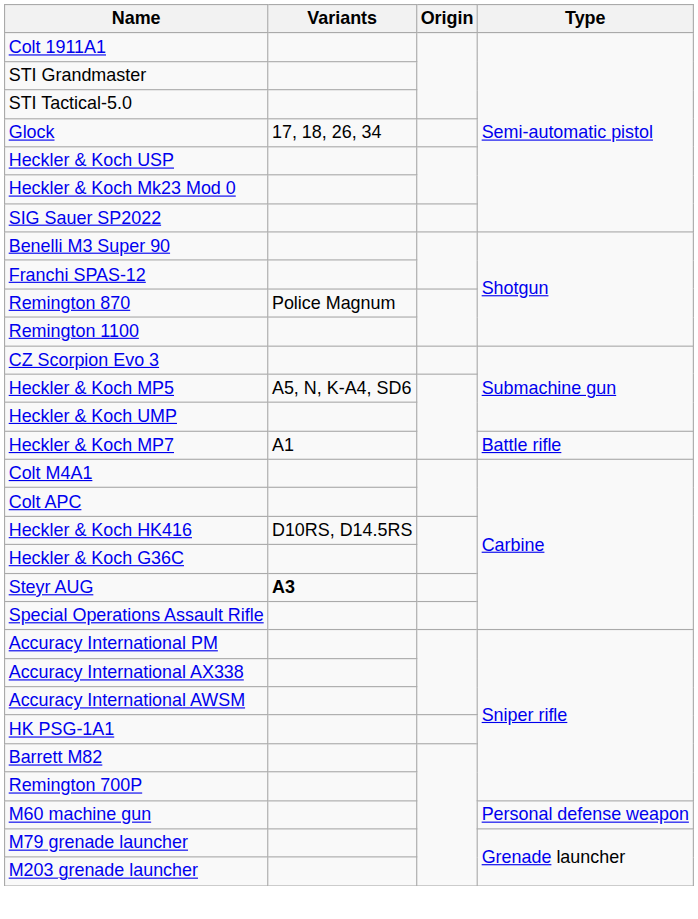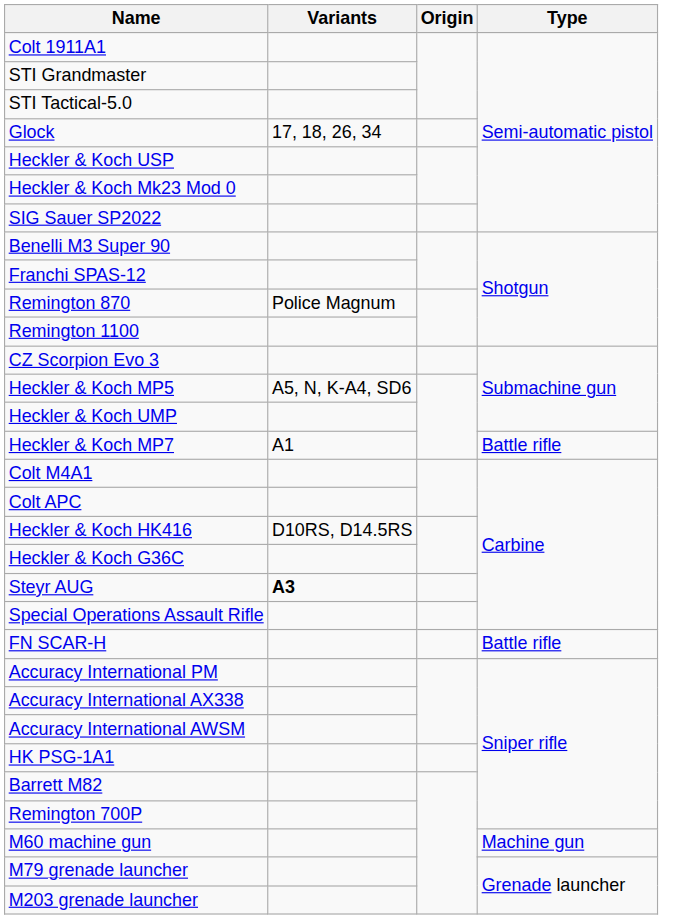+ row: (57, 643)
(585, 814) Personal defense weapon -> (533, 842) Machine gun
